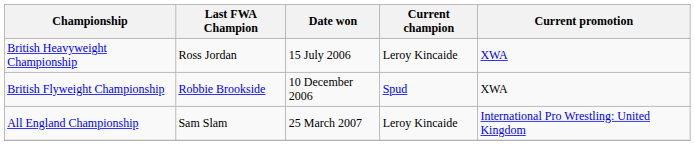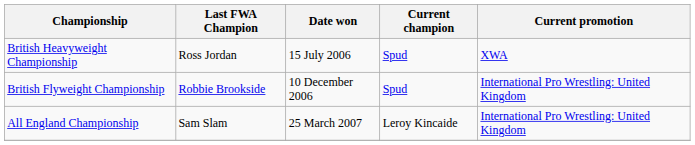(420, 55) Leroy Kincaide -> (395, 55) Spud
(494, 89) XWA -> (565, 89) International Pro Wrestling: United Kingdom
